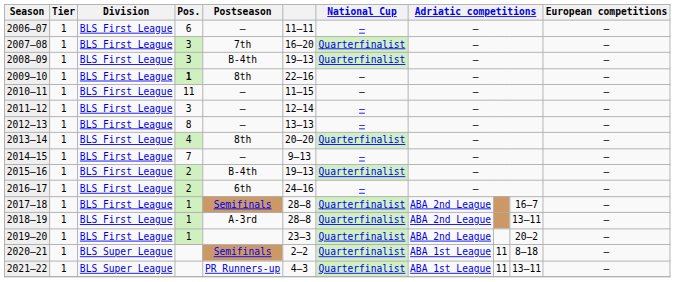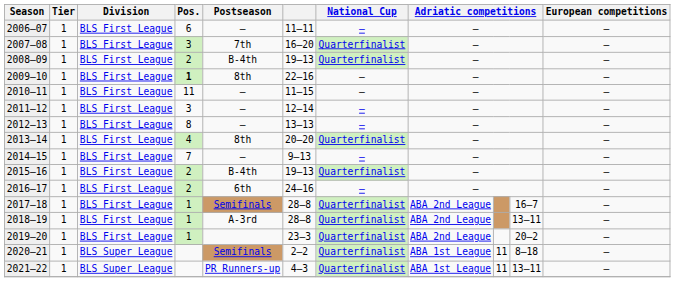(189, 61) 3 -> (189, 61) 2
